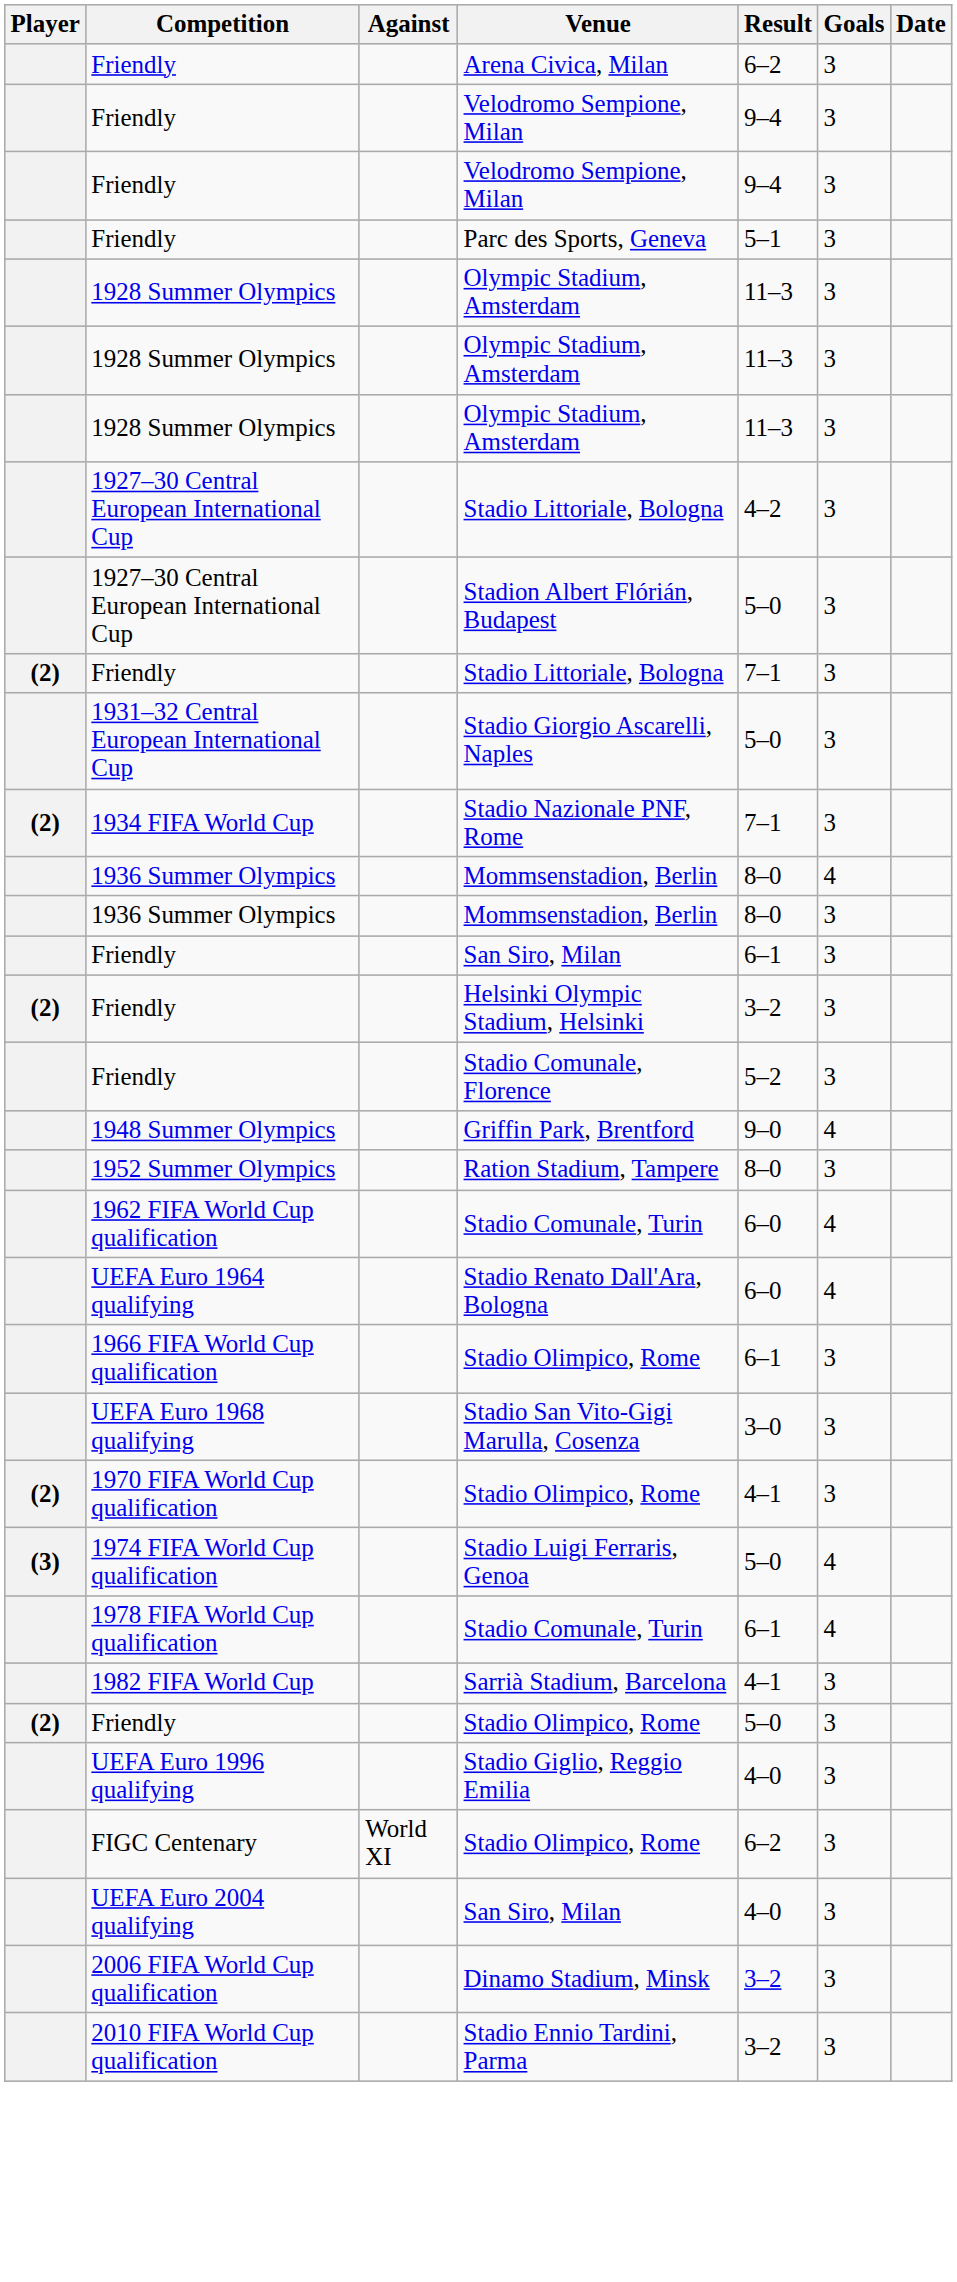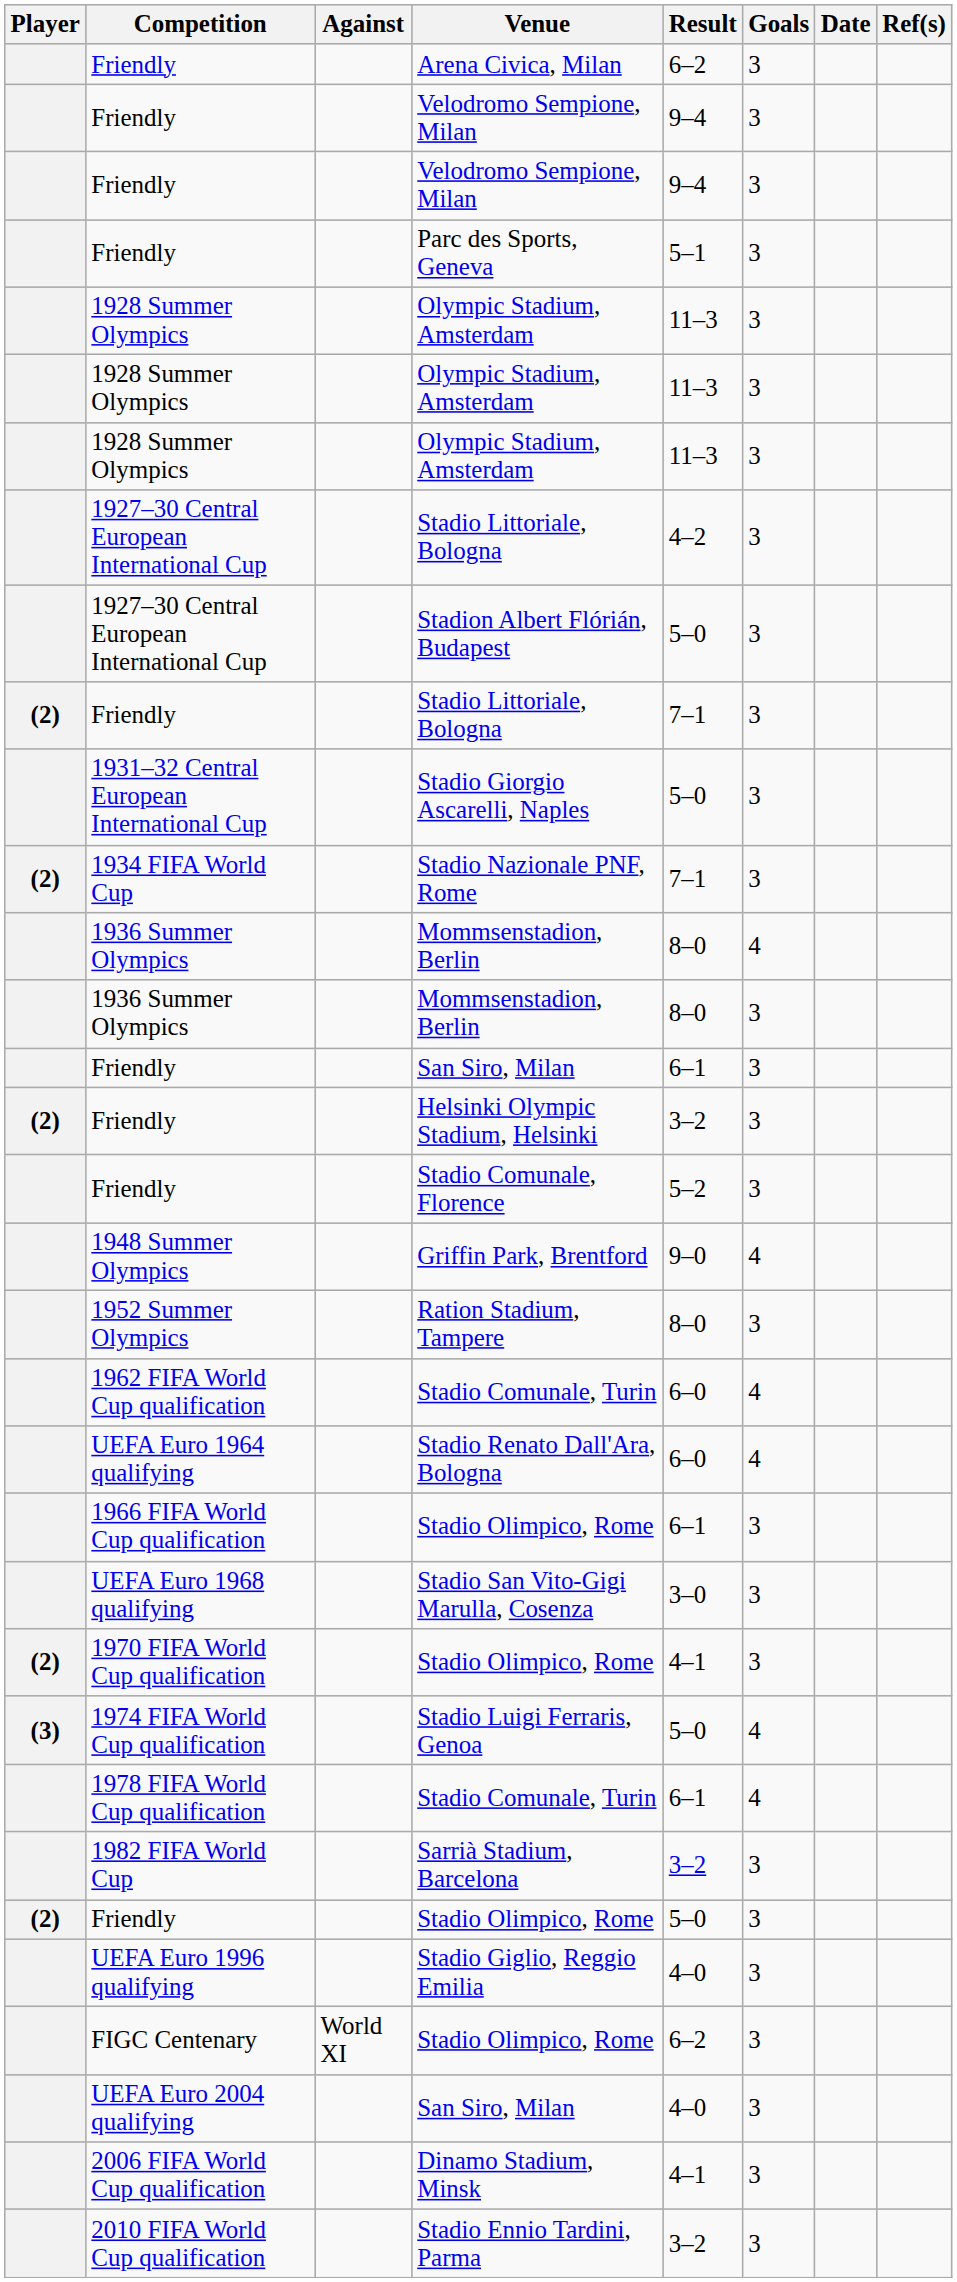+ column: (914, 24)
(763, 1682) 4–1 -> (687, 1865) 3–2
(763, 1978) 3–2 -> (687, 2175) 4–1
